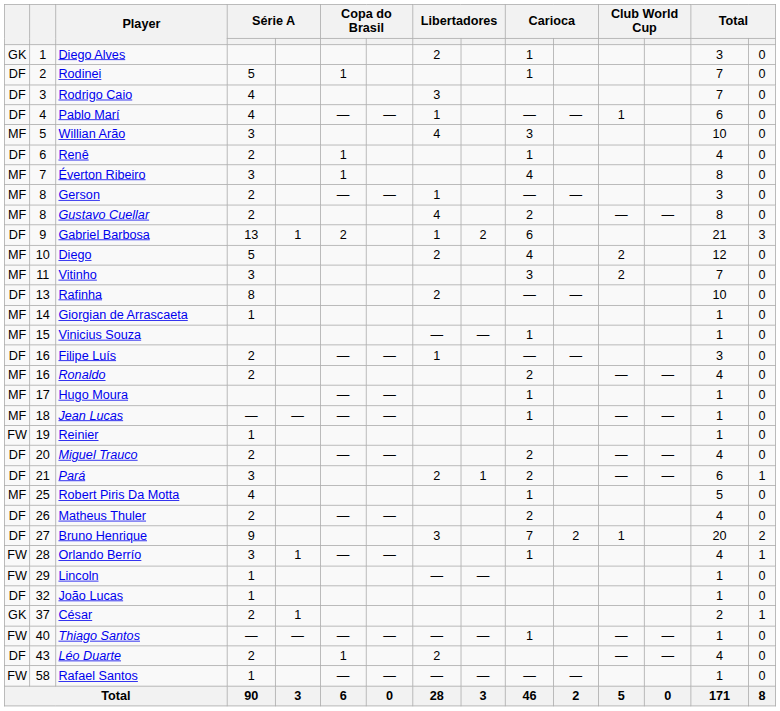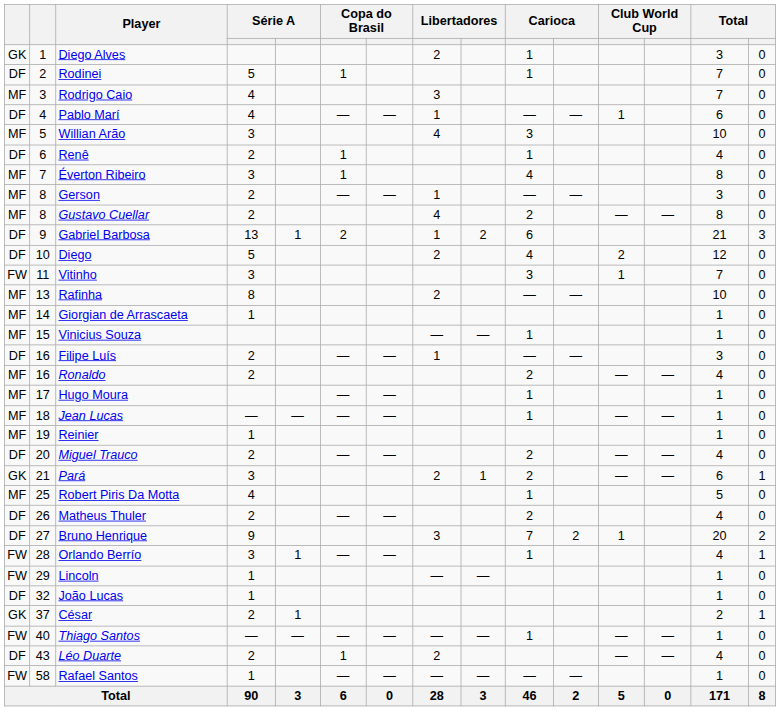(17, 94) DF -> (17, 94) MF
(17, 255) MF -> (17, 255) DF
(17, 275) MF -> (17, 275) FW
(621, 275) 2 -> (621, 275) 1
(17, 295) DF -> (17, 295) MF
(17, 435) FW -> (17, 435) MF
(17, 475) DF -> (17, 475) GK
